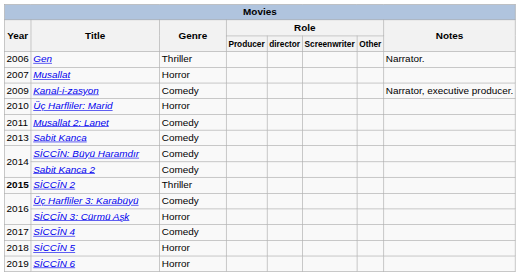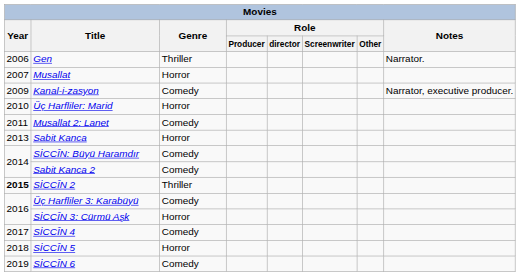(180, 138) Comedy -> (176, 138) Horror
(176, 264) Horror -> (180, 264) Comedy
